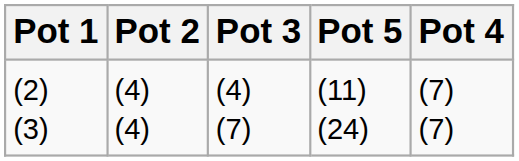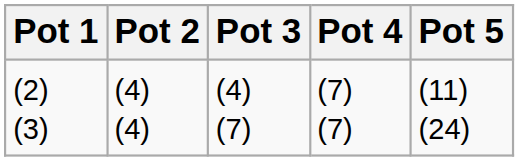columns swapped: (461, 32) <-> (360, 32)
